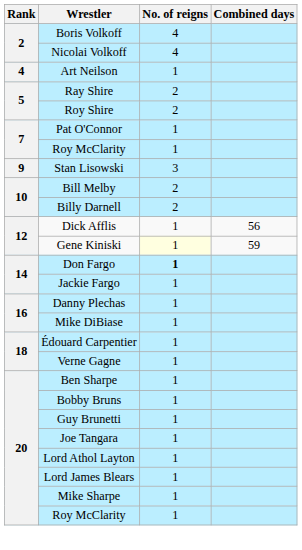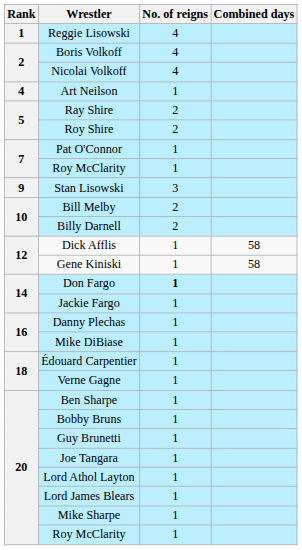+ row: (21, 33)
(254, 226) 56 -> (254, 245) 58
(175, 245) lightyellow background -> (175, 264) no background
(254, 245) 59 -> (254, 264) 58
